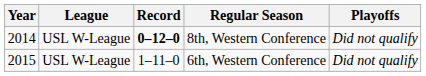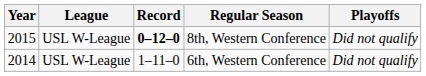(22, 37) 2014 -> (22, 37) 2015
(22, 60) 2015 -> (22, 60) 2014
